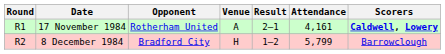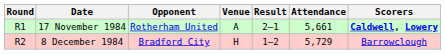(319, 27) 4,161 -> (319, 27) 5,661
(319, 41) 5,799 -> (319, 41) 5,729
